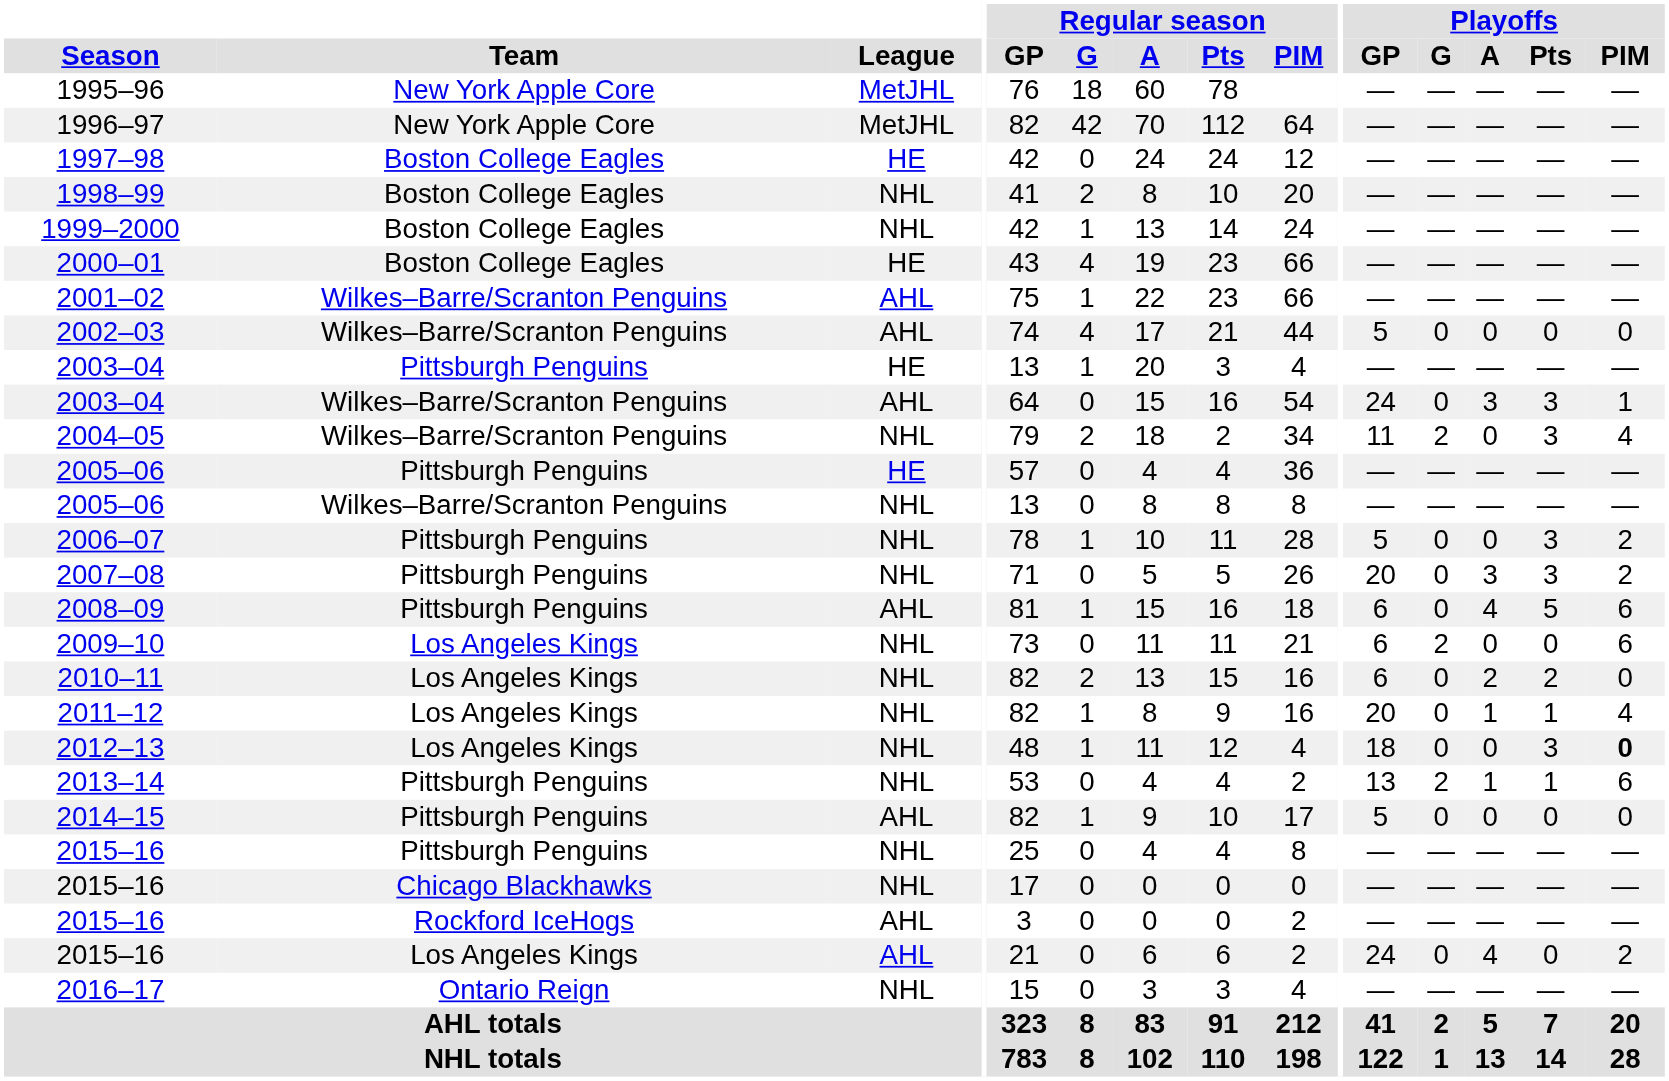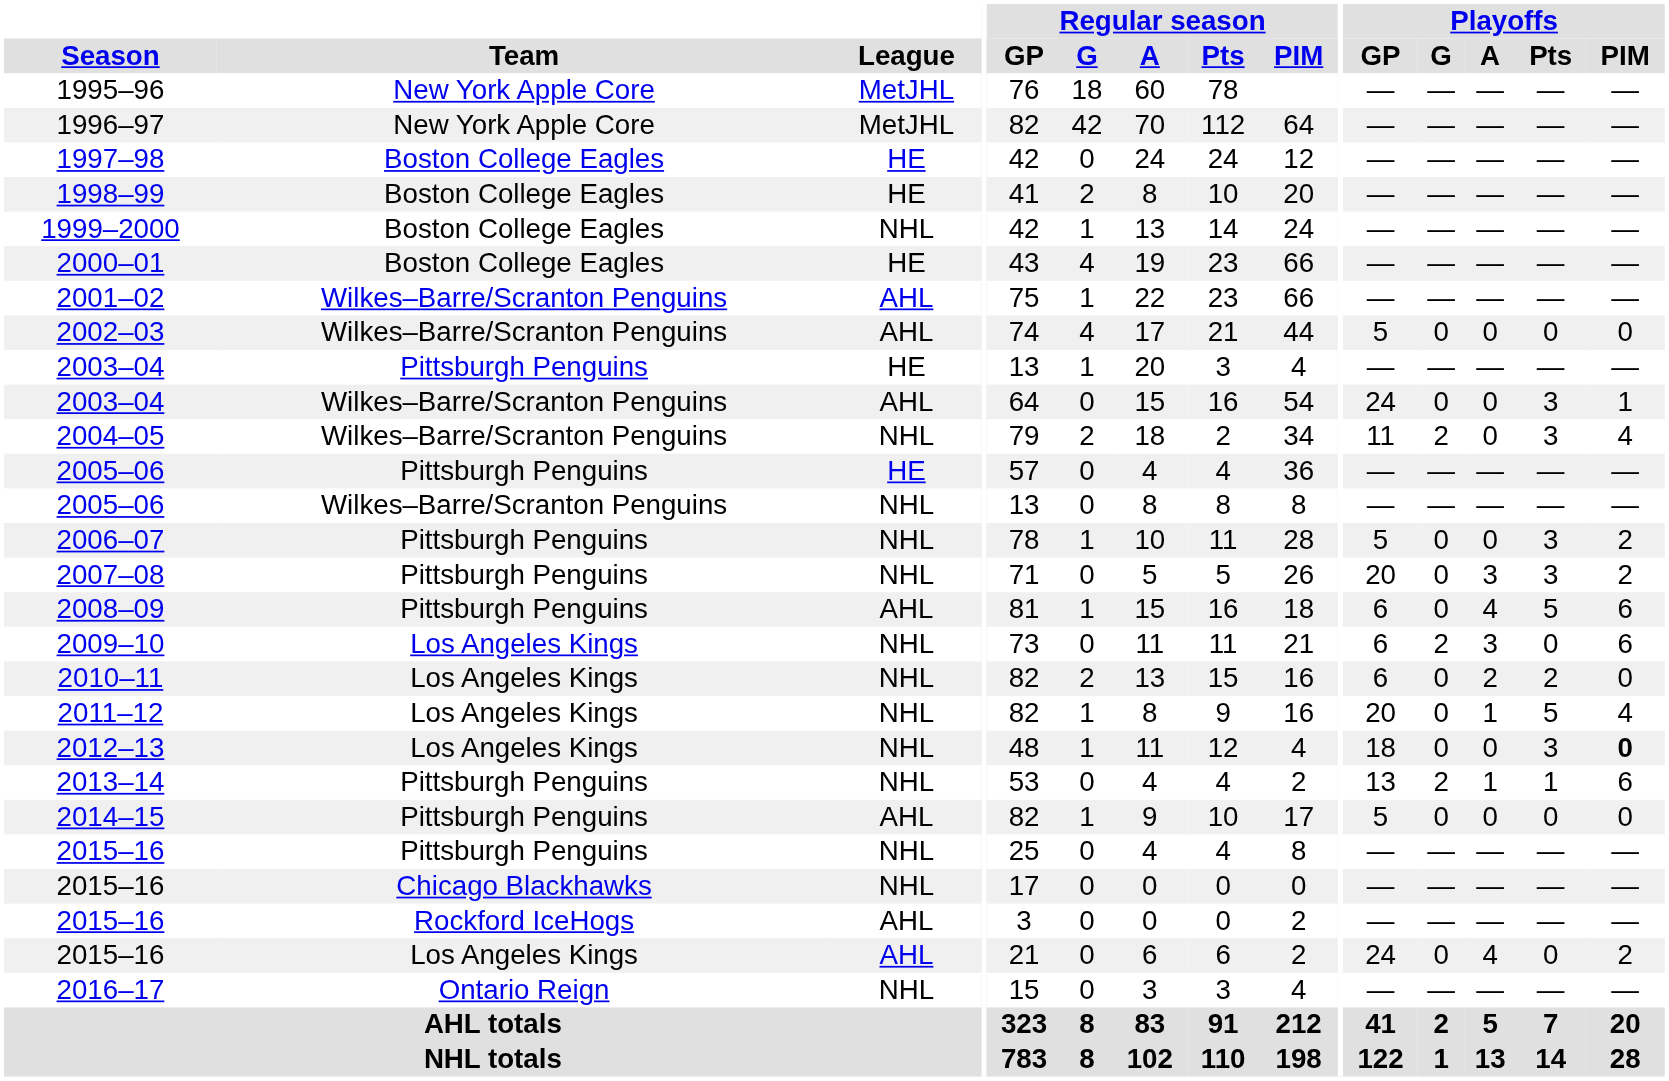(906, 193) NHL -> (906, 193) HE
(1490, 401) 3 -> (1490, 401) 0
(1490, 643) 0 -> (1490, 643) 3
(1551, 712) 1 -> (1551, 712) 5
